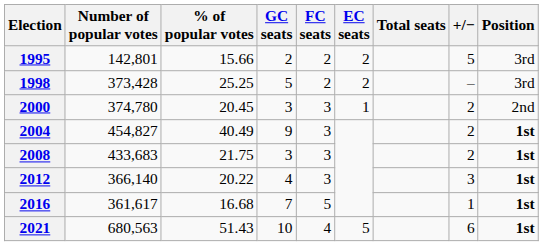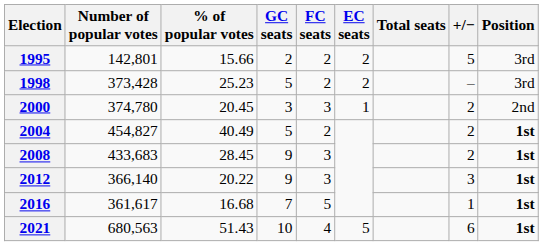(236, 82) 25.25 -> (236, 82) 25.23
(289, 131) 9 -> (289, 131) 5
(327, 131) 3 -> (327, 131) 2
(236, 155) 21.75 -> (236, 155) 28.45
(289, 155) 3 -> (289, 155) 9
(289, 180) 4 -> (289, 180) 9
